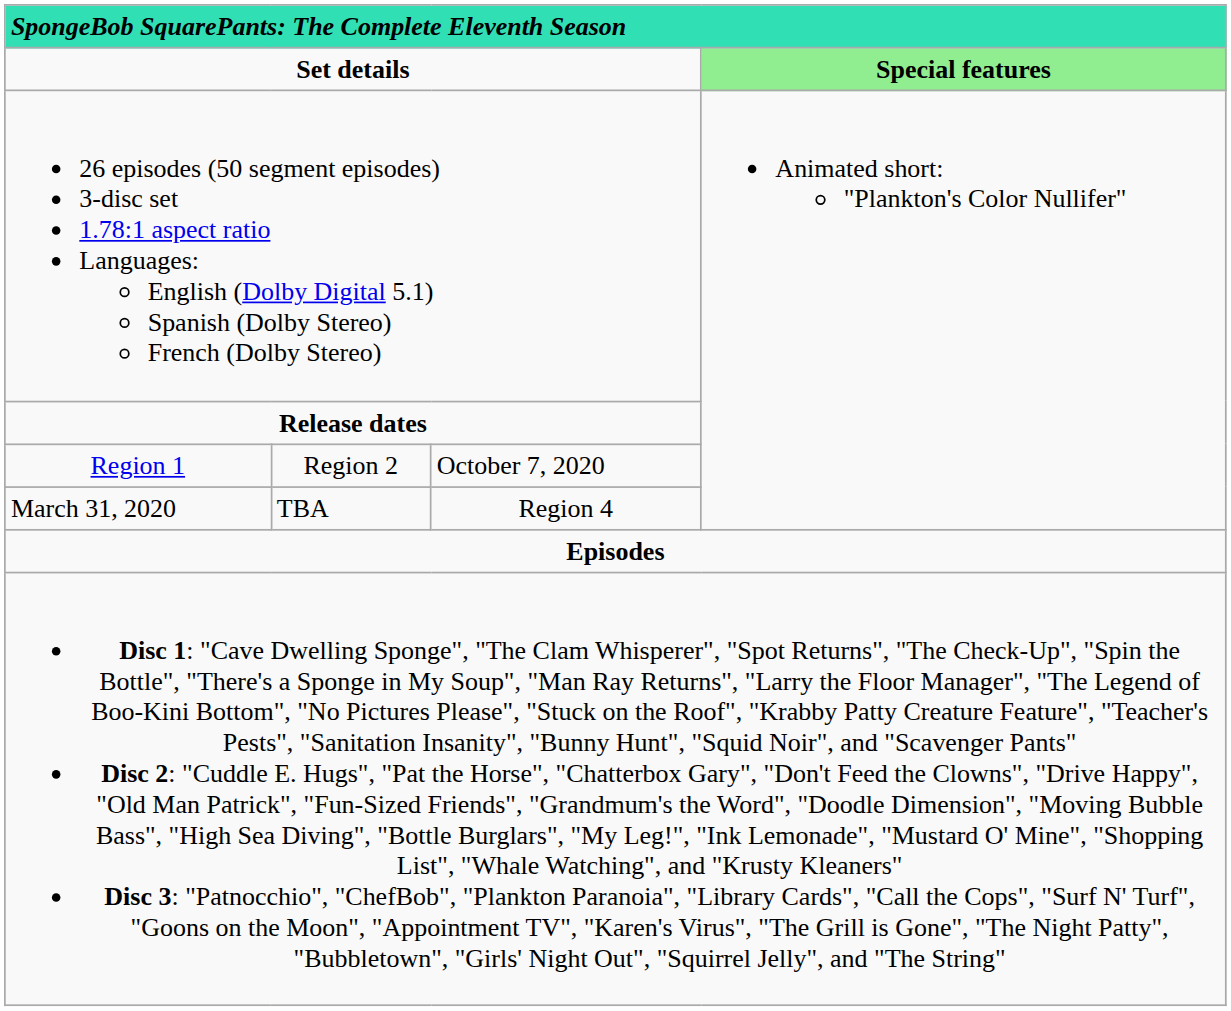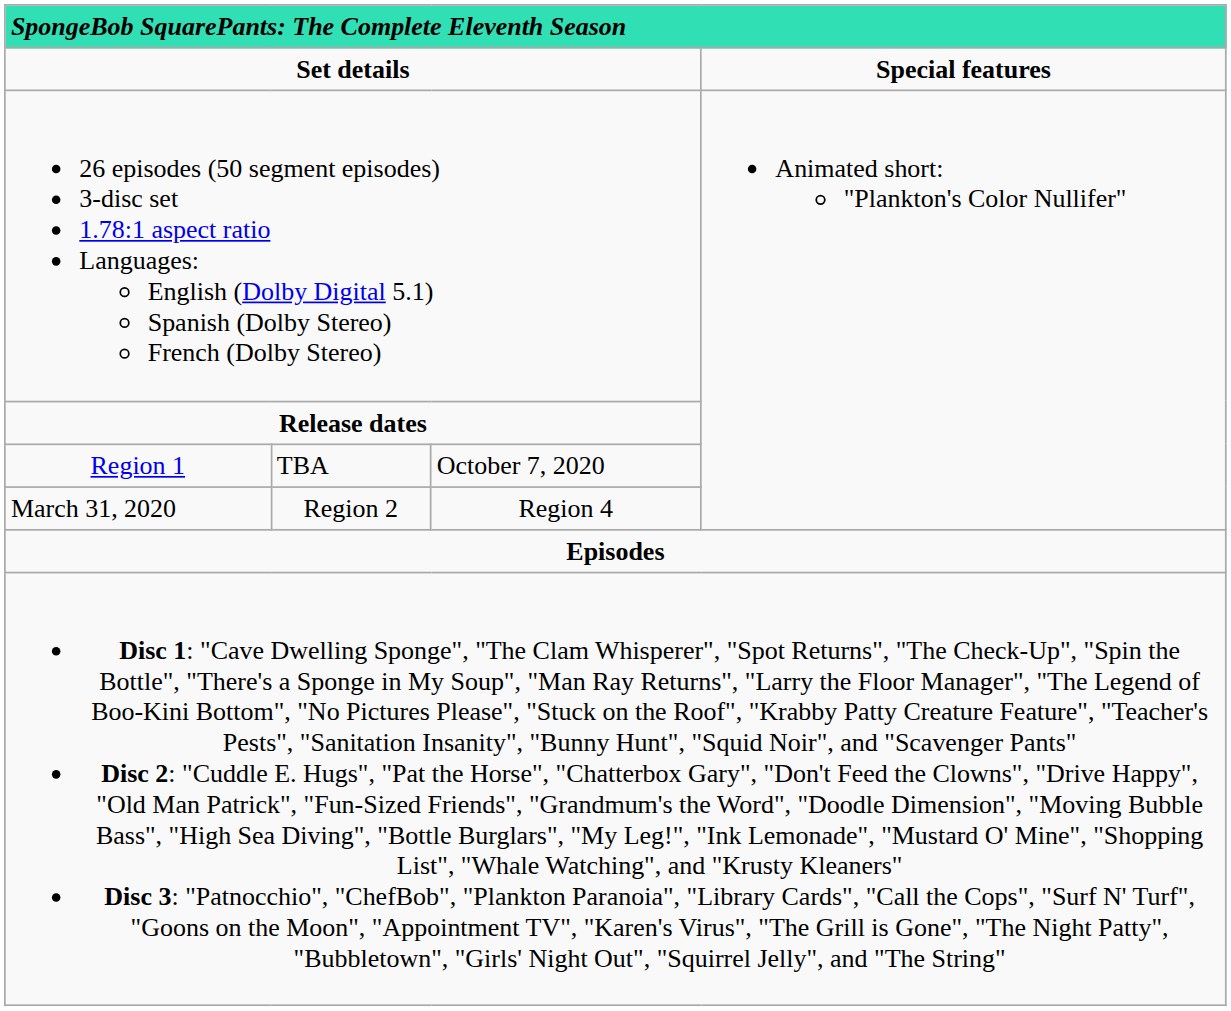(963, 68) lightgreen background -> (963, 68) no background
(351, 464) Region 2 -> (303, 464) TBA
(303, 507) TBA -> (351, 507) Region 2
